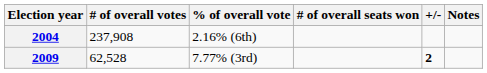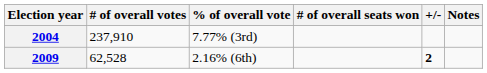(111, 36) 237,908 -> (111, 36) 237,910
(224, 36) 2.16% (6th) -> (225, 36) 7.77% (3rd)
(225, 57) 7.77% (3rd) -> (224, 57) 2.16% (6th)
